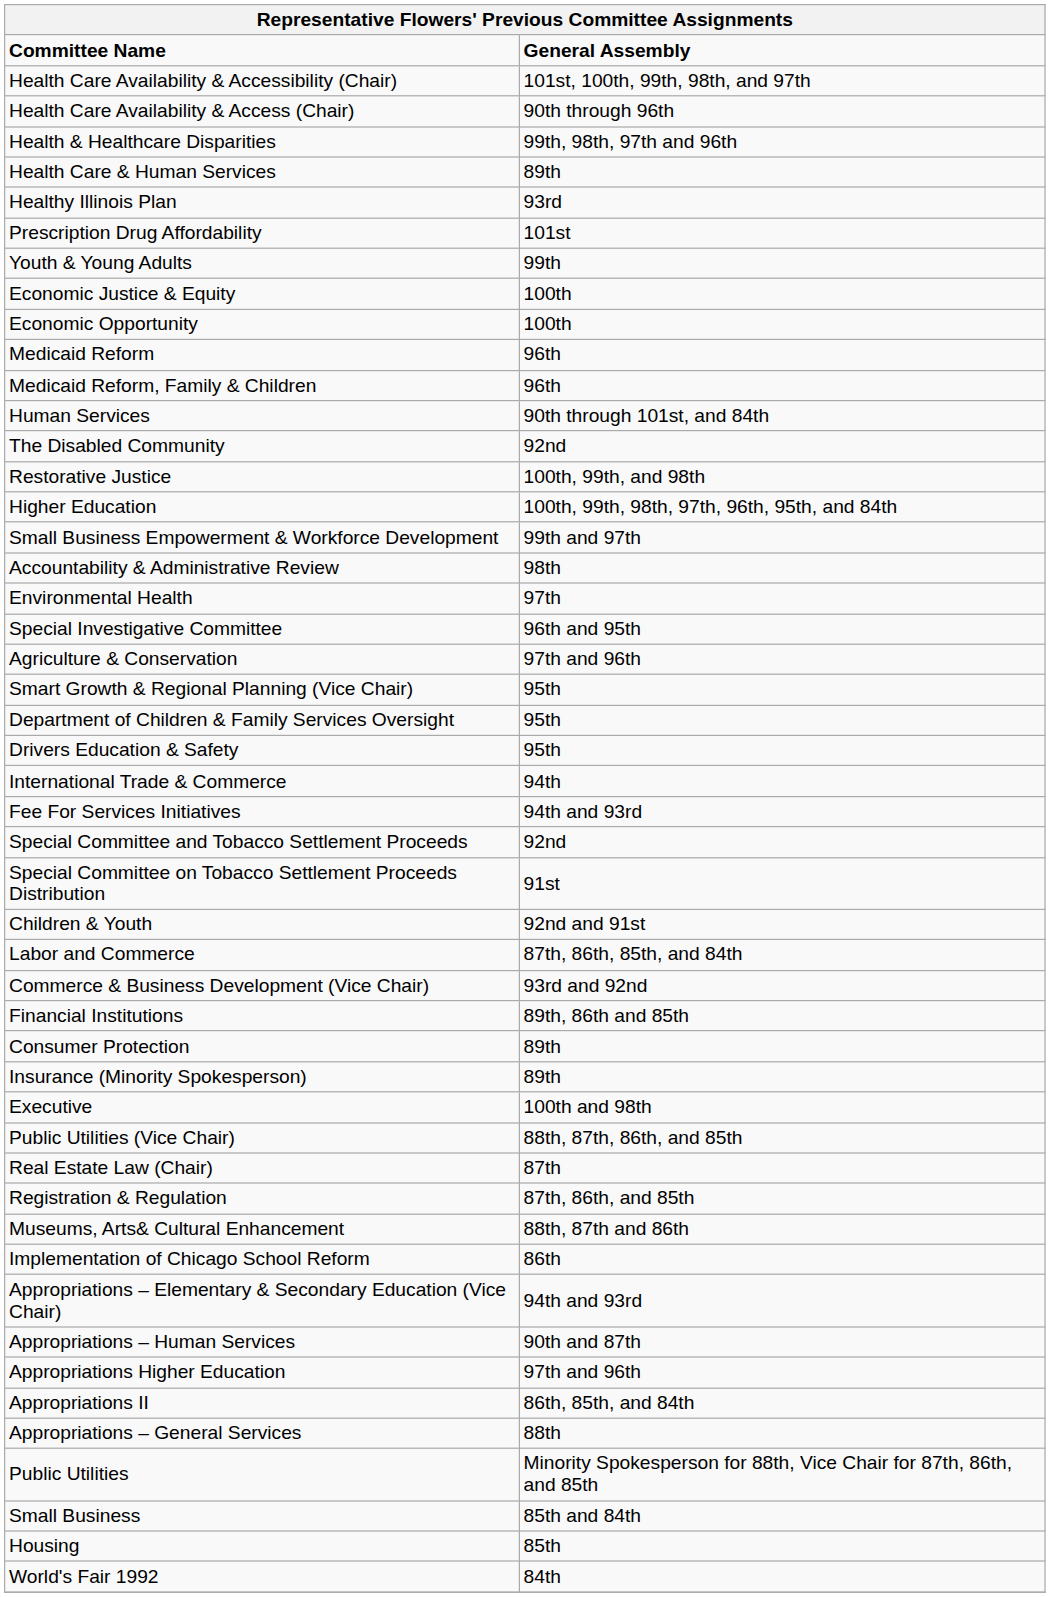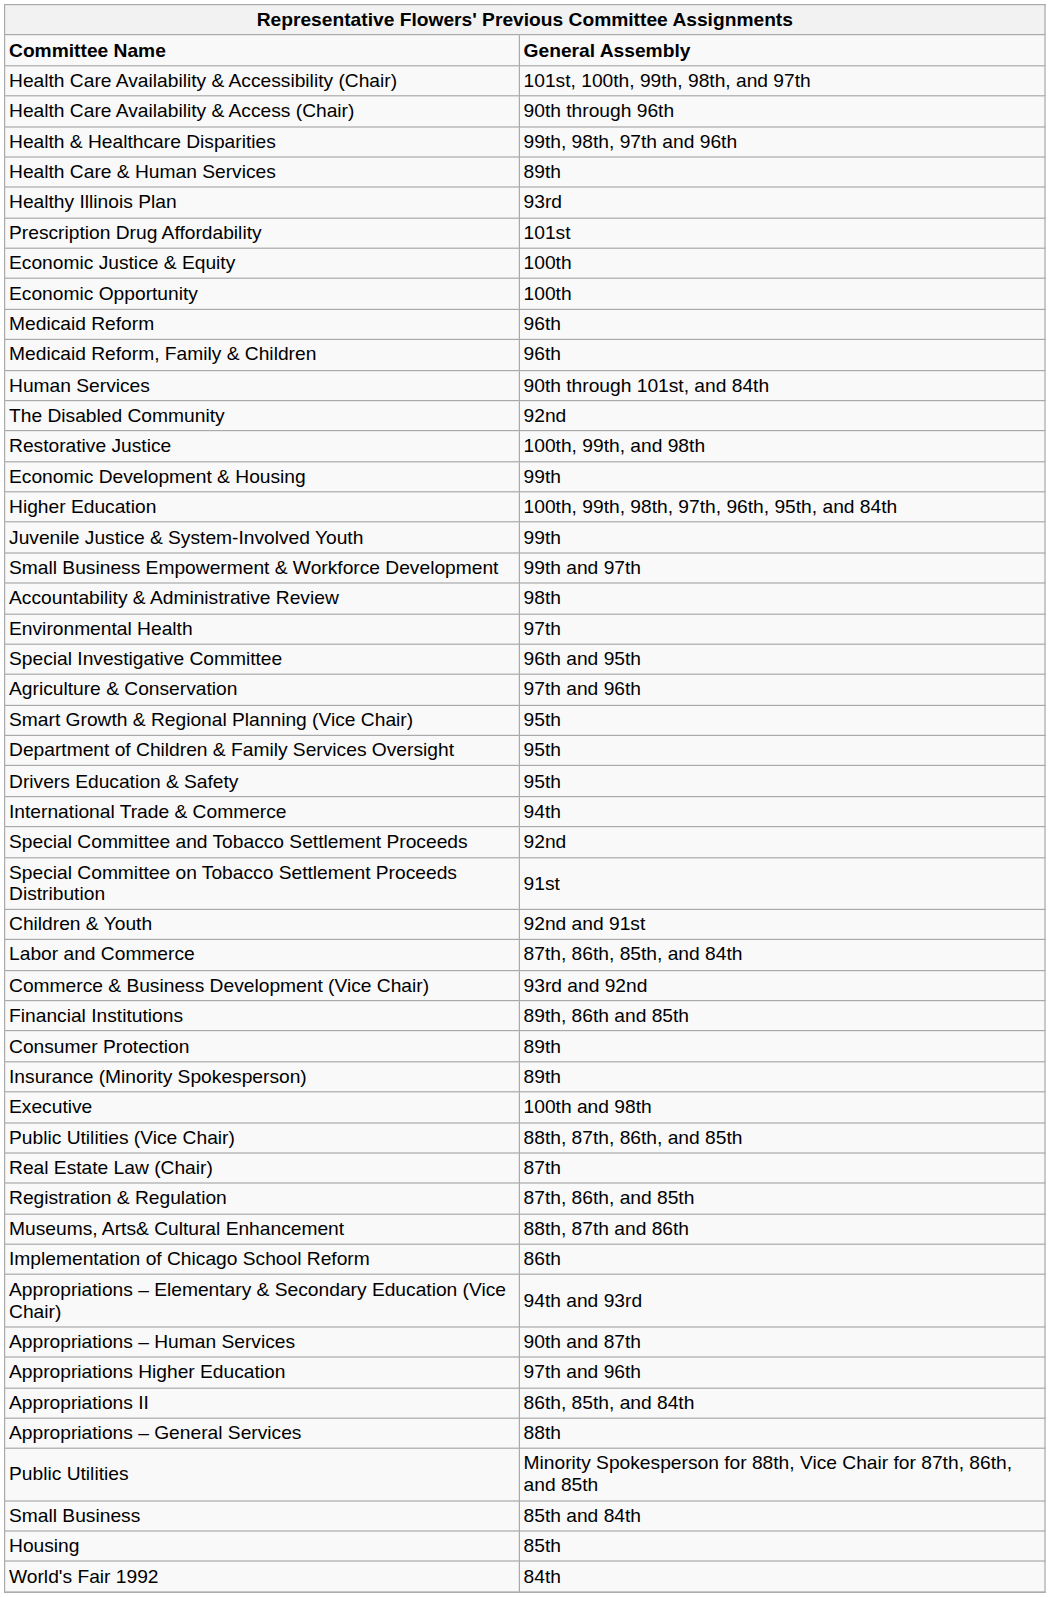- row: (100, 263)
+ row: (157, 476)
+ row: (186, 537)
- row: (125, 811)
